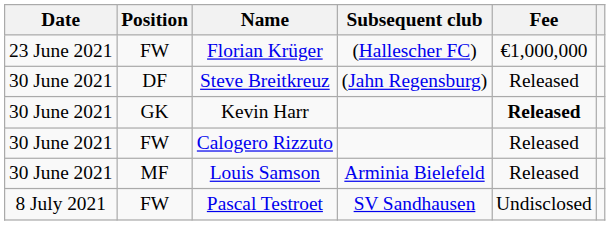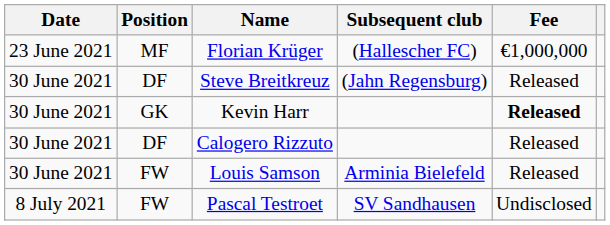(155, 50) FW -> (155, 50) MF
(155, 142) FW -> (155, 142) DF
(155, 173) MF -> (155, 173) FW
